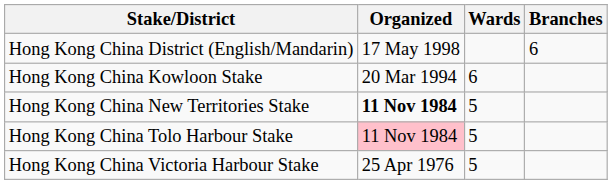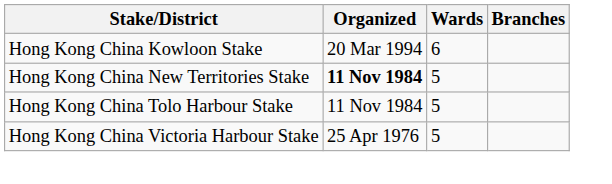- row: (181, 48)
(409, 135) pink background -> (375, 106) no background
